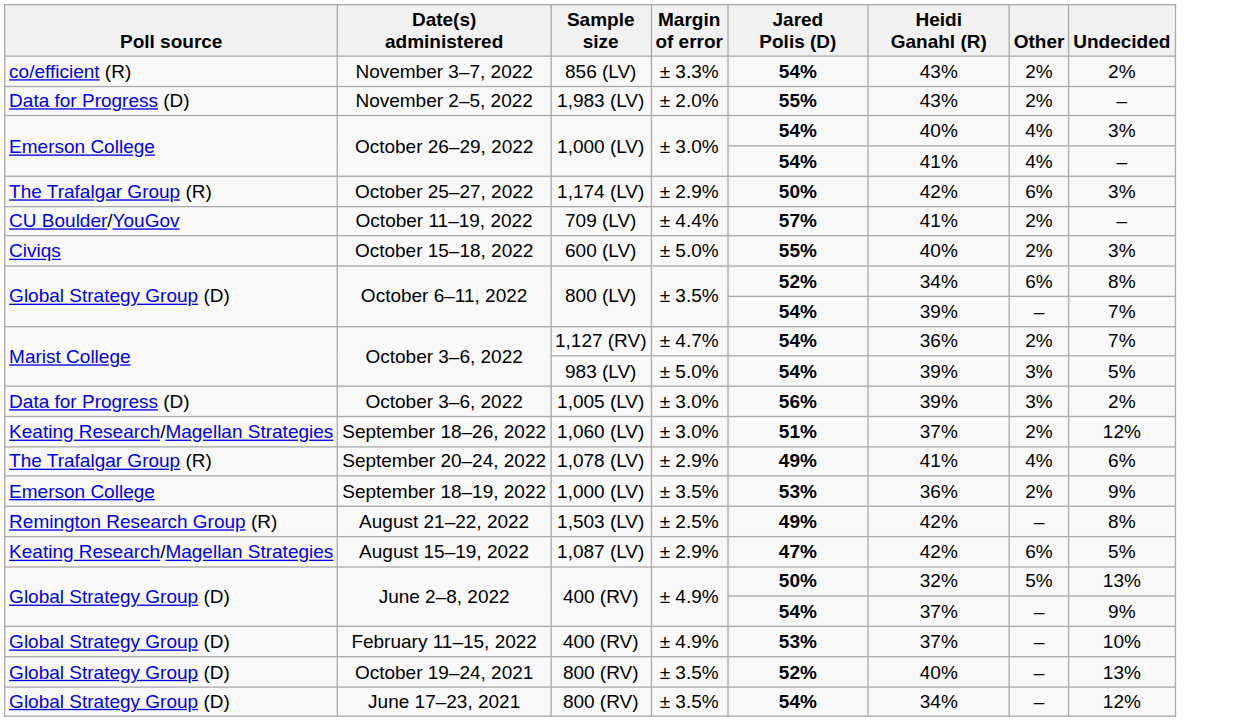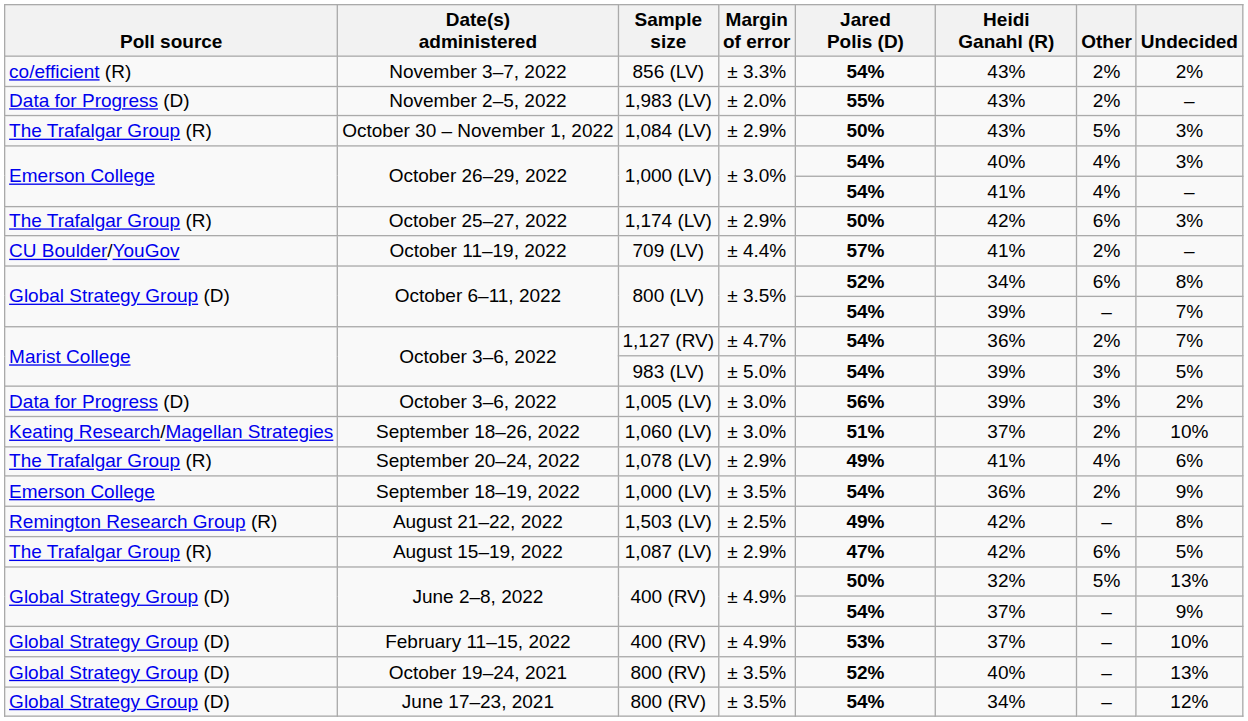+ row: (478, 131)
- row: (444, 251)
(1122, 432) 12% -> (1189, 432) 10%
(798, 492) 53% -> (865, 492) 54%
(171, 552) Keating Research/Magellan Strategies -> (110, 552) The Trafalgar Group (R)
